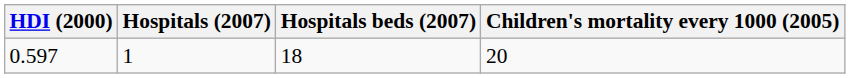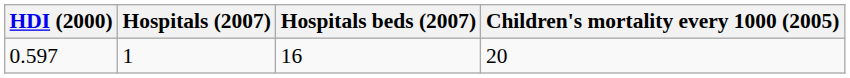(291, 55) 18 -> (291, 55) 16
